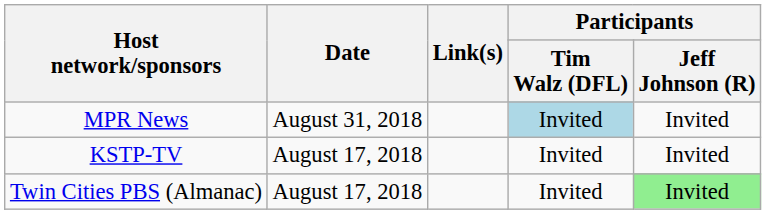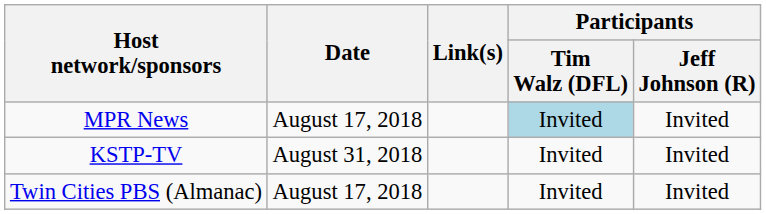(347, 119) August 31, 2018 -> (347, 119) August 17, 2018
(347, 155) August 17, 2018 -> (347, 155) August 31, 2018
(697, 190) lightgreen background -> (697, 190) no background
